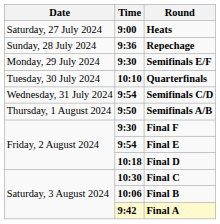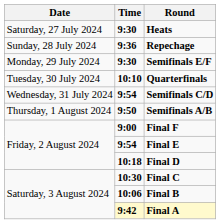(127, 29) 9:00 -> (127, 29) 9:30
(127, 128) 9:30 -> (127, 128) 9:00
